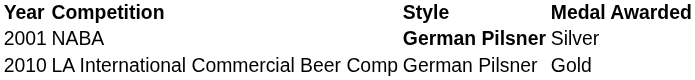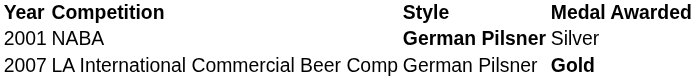(25, 65) 2010 -> (25, 65) 2007
(571, 65) normal -> (573, 65) bold
